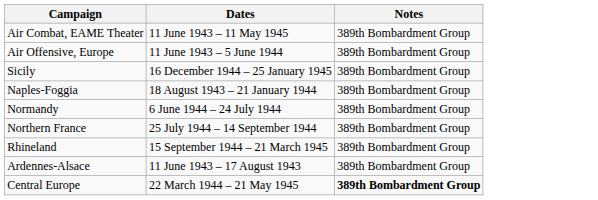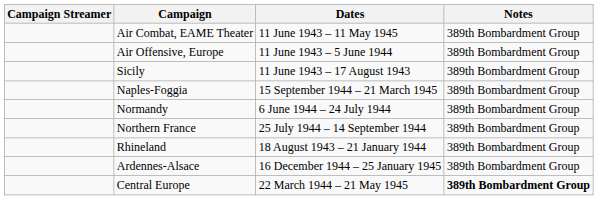+ column: (59, 14)
(240, 71) 16 December 1944 – 25 January 1945 -> (334, 71) 11 June 1943 – 17 August 1943
(233, 90) 18 August 1943 – 21 January 1944 -> (348, 90) 15 September 1944 – 21 March 1945
(238, 147) 15 September 1944 – 21 March 1945 -> (342, 147) 18 August 1943 – 21 January 1944
(225, 166) 11 June 1943 – 17 August 1943 -> (350, 166) 16 December 1944 – 25 January 1945
